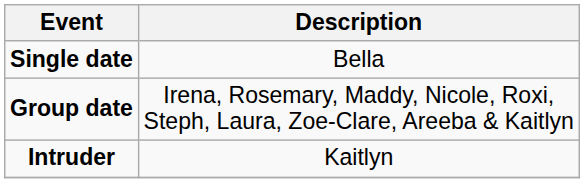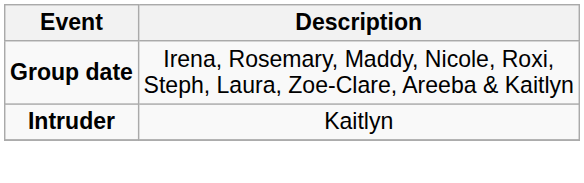- row: (71, 59)
